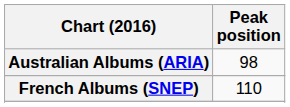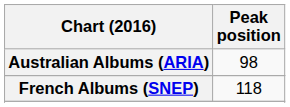(249, 88) 110 -> (249, 88) 118
